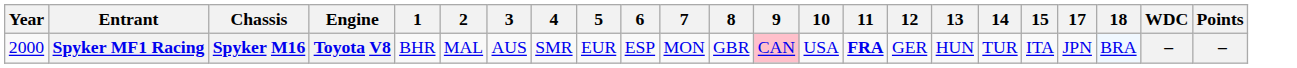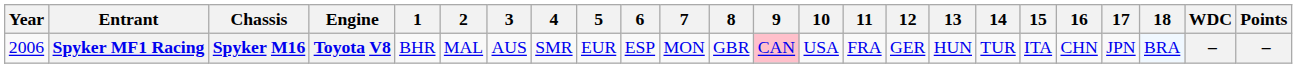+ column: (1079, 18)
(27, 47) 2000 -> (27, 47) 2006
(865, 47) bold -> (864, 47) normal
